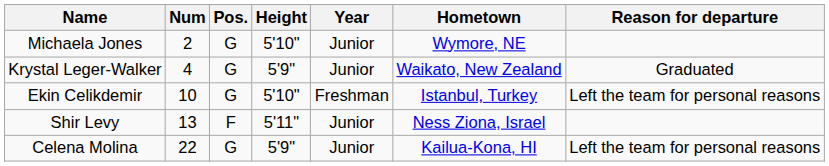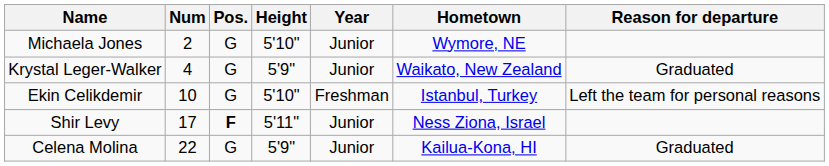(187, 122) 13 -> (187, 122) 17
(231, 122) normal -> (231, 122) bold
(695, 148) Left the team for personal reasons -> (695, 148) Graduated
